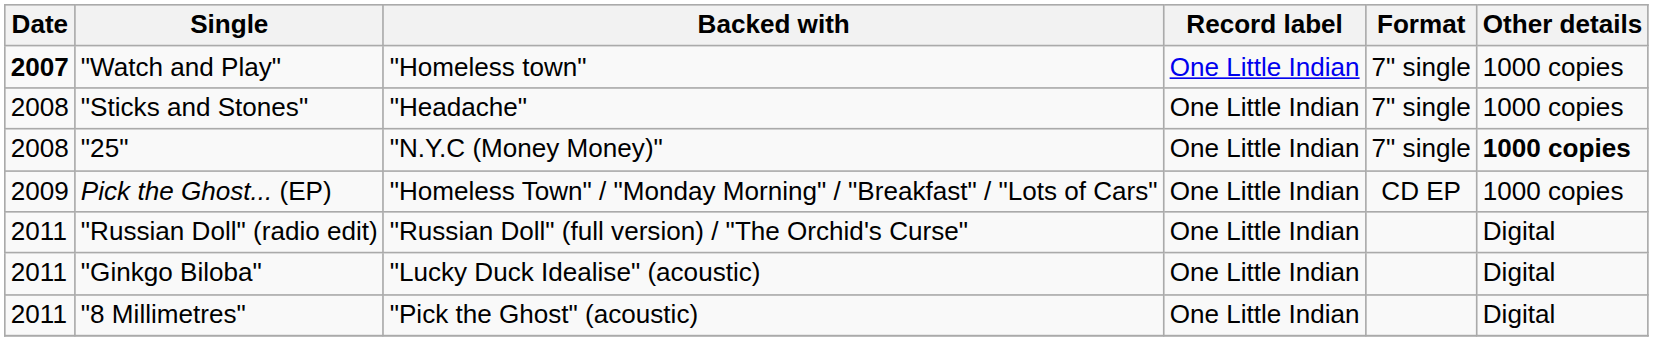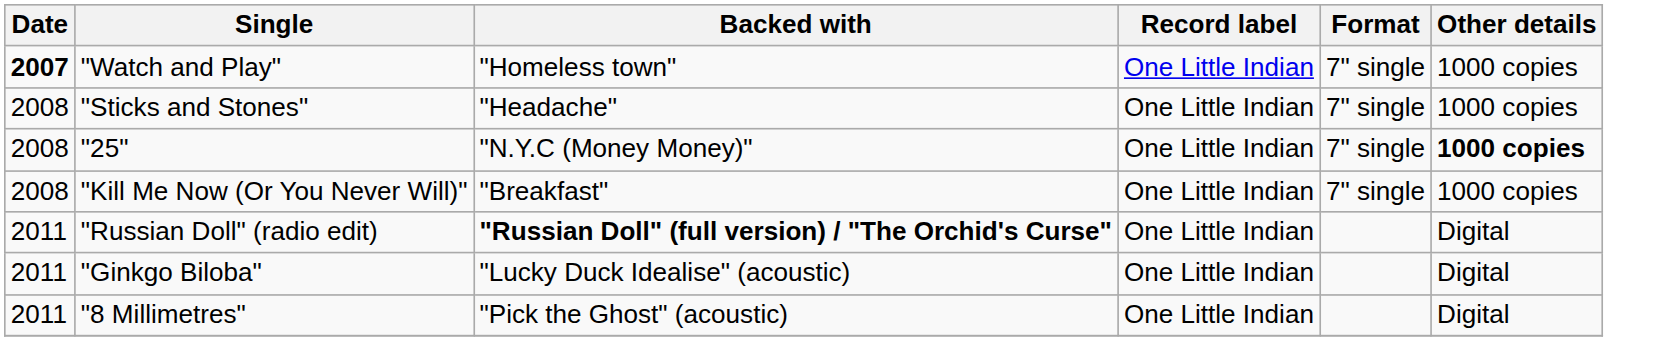+ row: (274, 190)
- row: (206, 190)
(679, 231) normal -> (796, 231) bold
